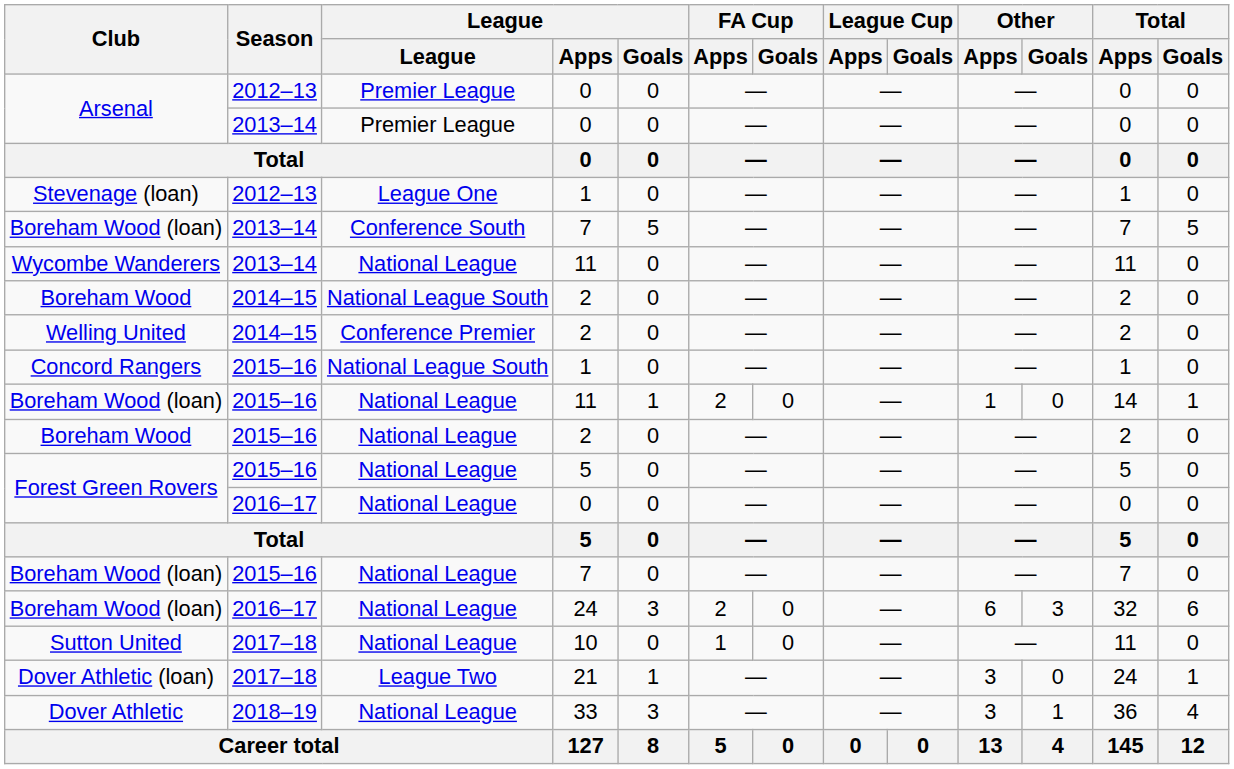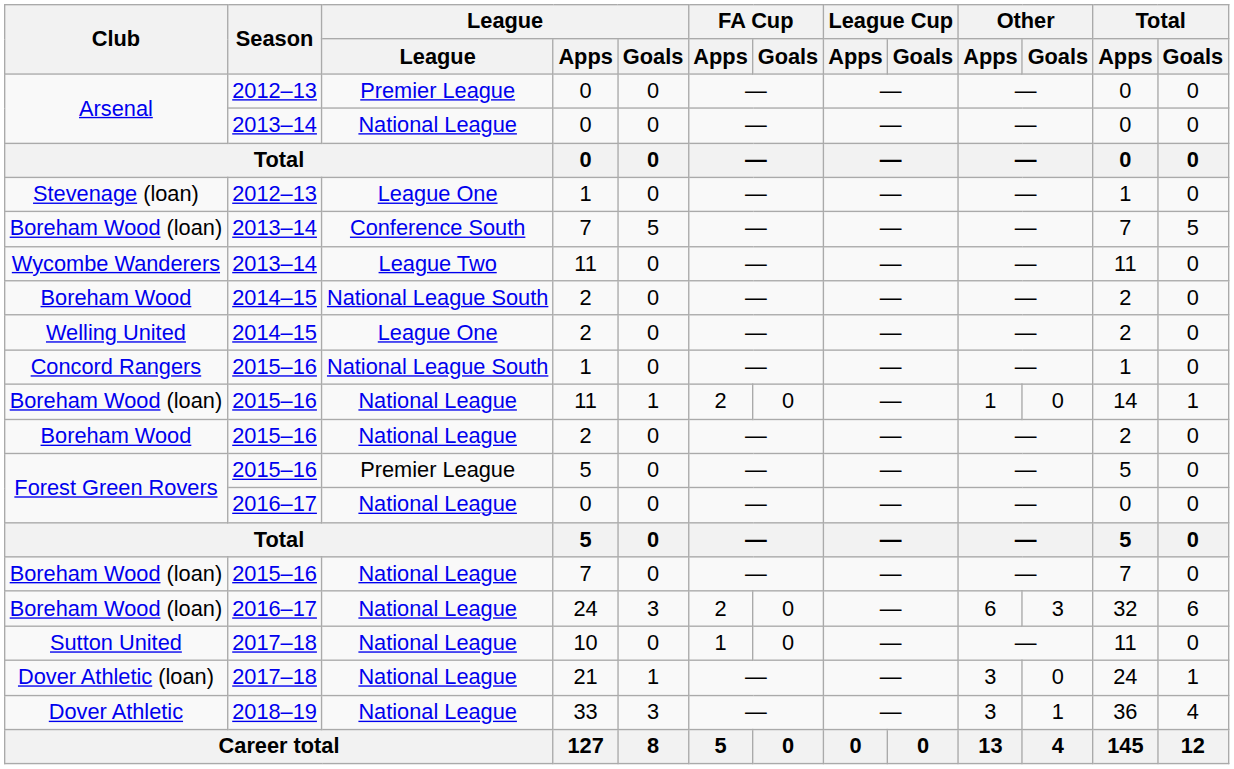(438, 125) Premier League -> (438, 125) National League
(438, 263) National League -> (438, 263) League Two
(438, 332) Conference Premier -> (438, 332) League One
(438, 470) National League -> (438, 470) Premier League
(438, 677) League Two -> (438, 677) National League
